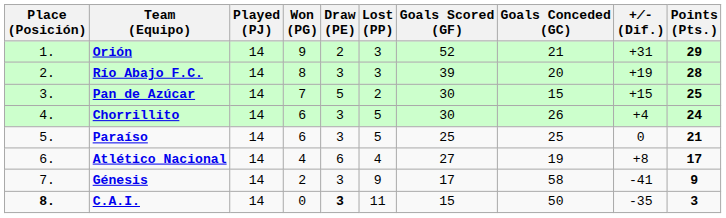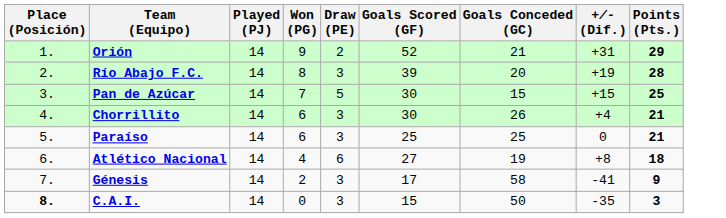- column: (378, 23)
(694, 116) 24 -> (656, 116) 21
(694, 159) 17 -> (656, 159) 18
(340, 202) bold -> (340, 202) normal
